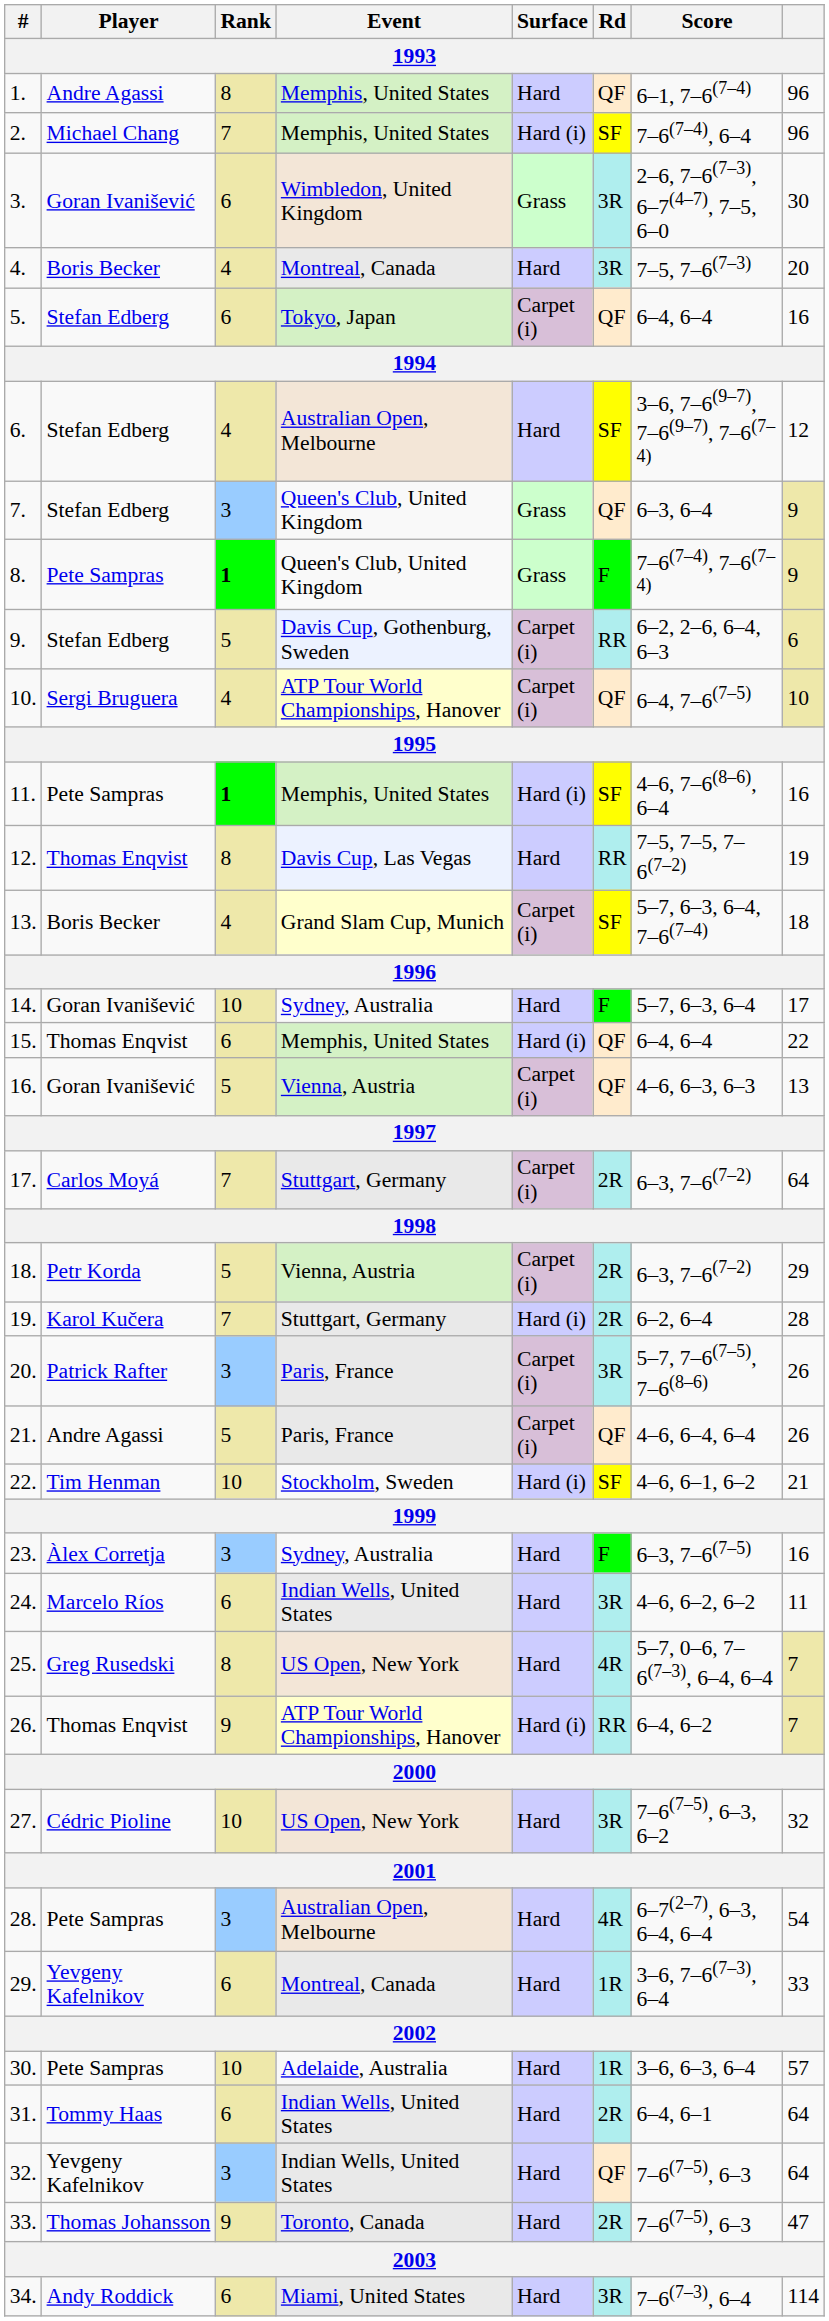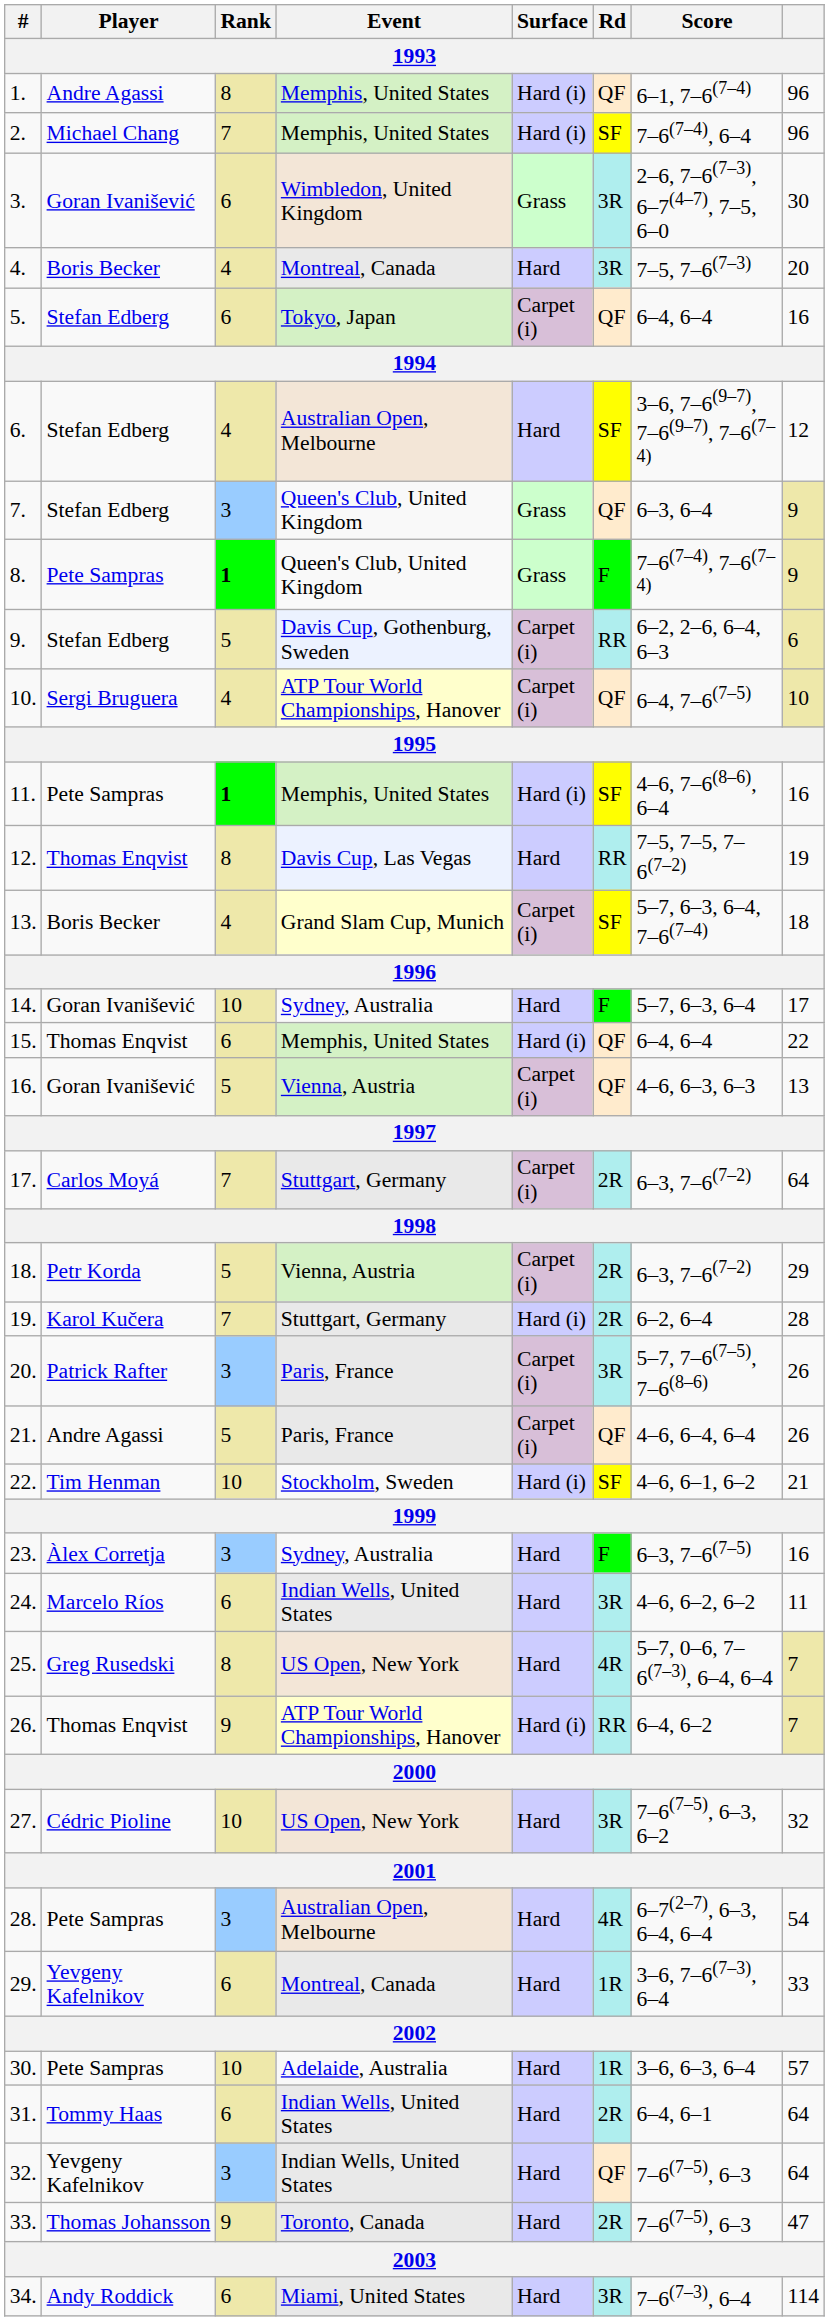(539, 93) Hard -> (552, 93) Hard (i)
